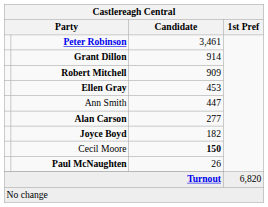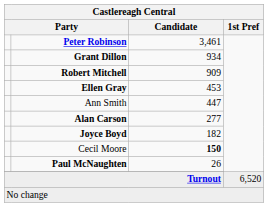(214, 57) 914 -> (214, 57) 934
(251, 179) 6,820 -> (251, 179) 6,520
